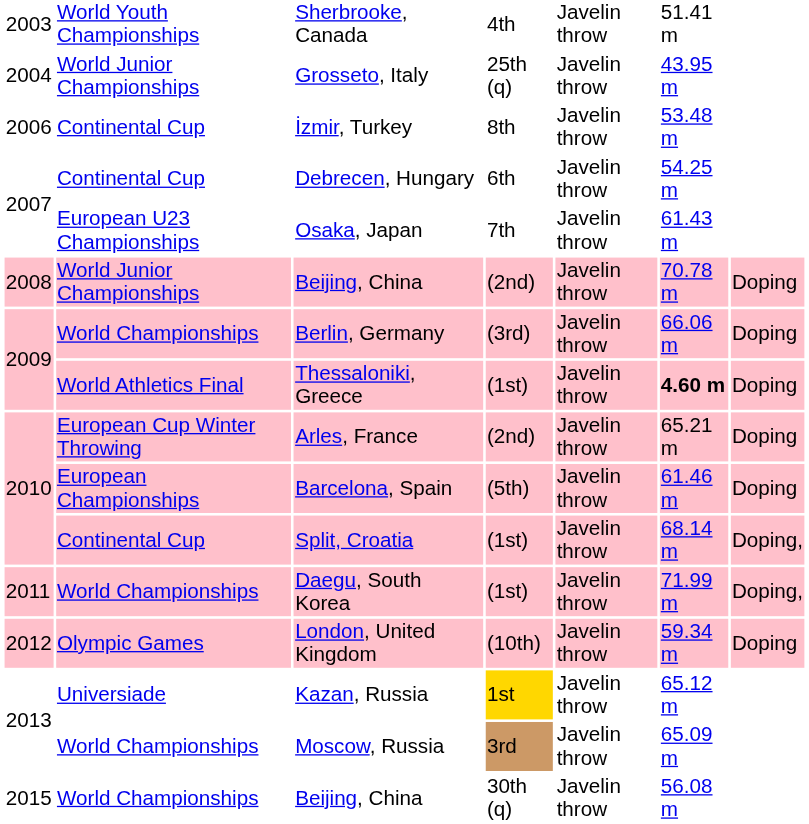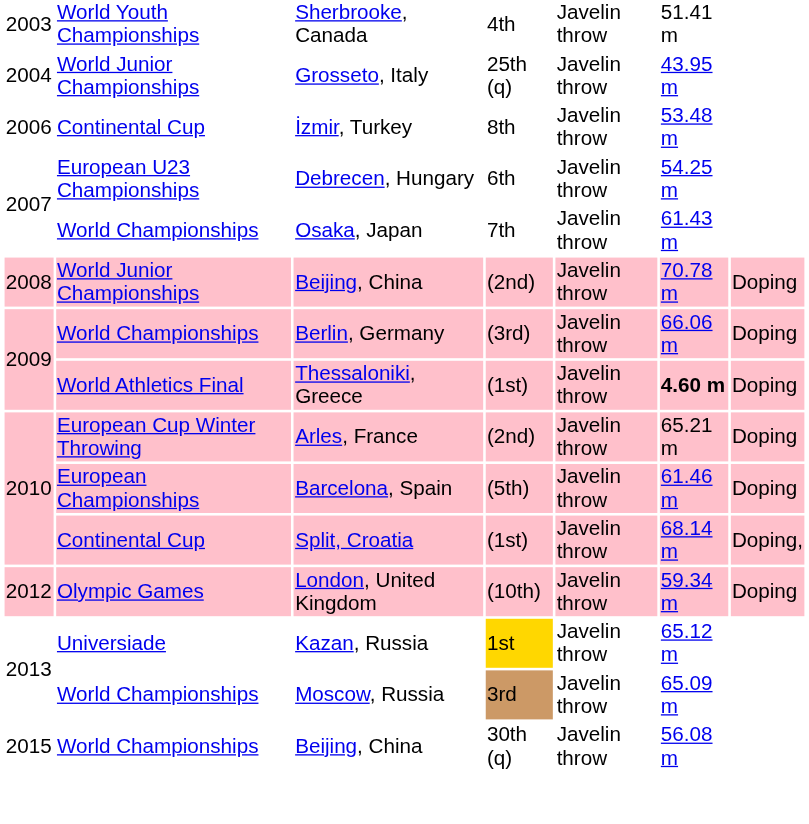(131, 178) Continental Cup -> (128, 178) European U23 Championships
(128, 230) European U23 Championships -> (158, 230) World Championships
- row: (358, 591)
